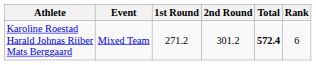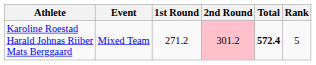(228, 40) no background -> (228, 40) pink background
(297, 40) 6 -> (297, 40) 5
